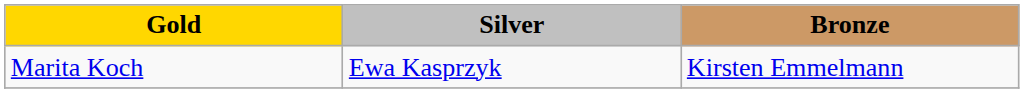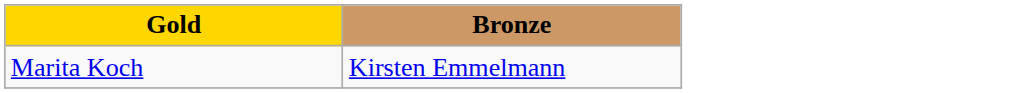- column: (512, 25)
